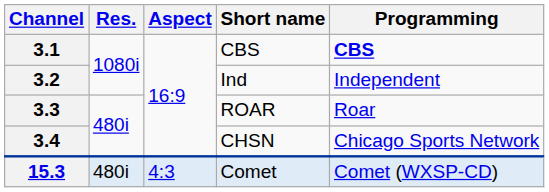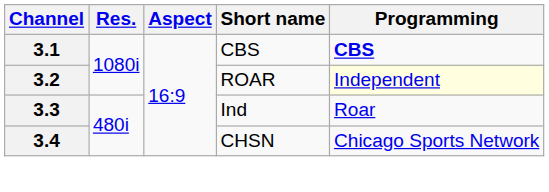(234, 79) Ind -> (248, 79) ROAR
(387, 79) no background -> (387, 79) lightyellow background
(248, 110) ROAR -> (234, 110) Ind
- row: (47, 171)
